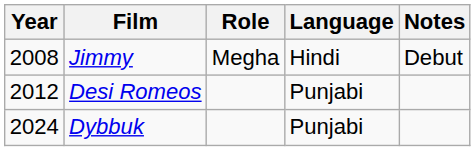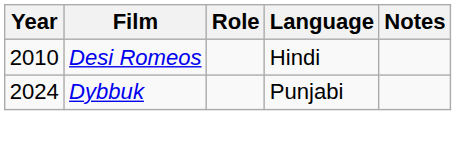- row: (101, 57)
(34, 92) 2012 -> (34, 57) 2010
(326, 92) Punjabi -> (295, 57) Hindi
